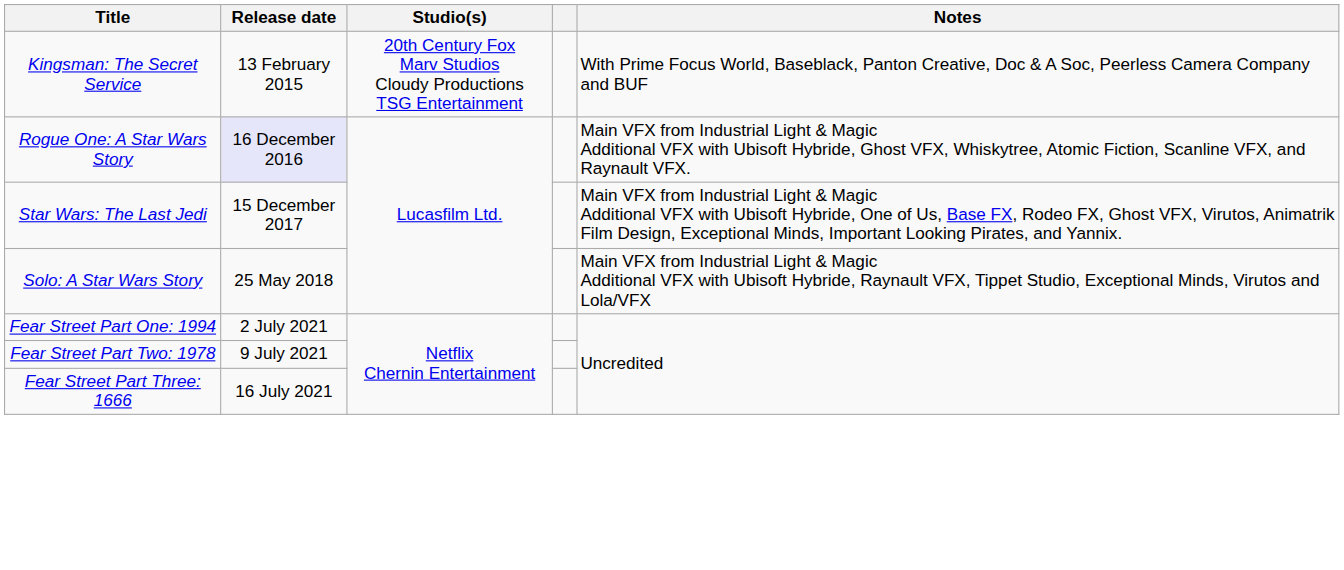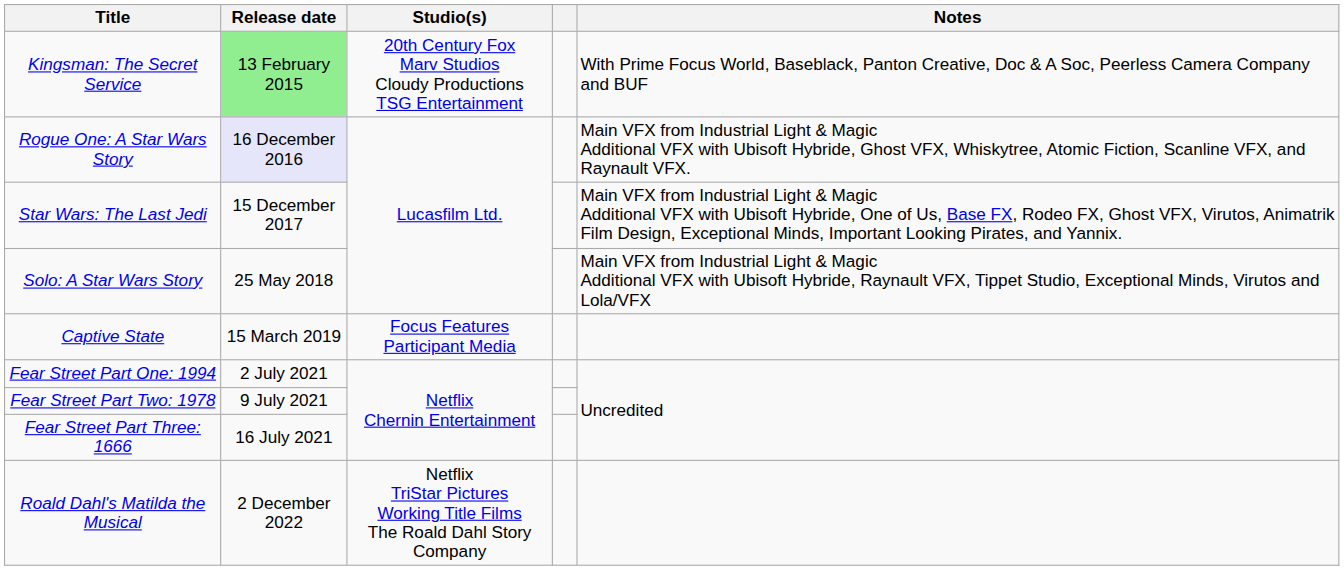(284, 74) no background -> (284, 74) lightgreen background
+ row: (113, 336)
+ row: (113, 512)
